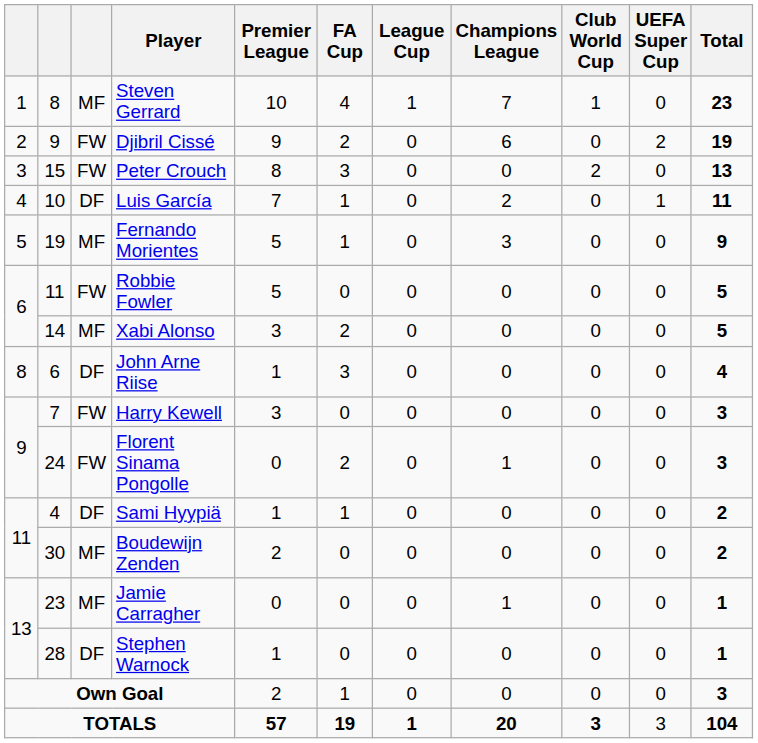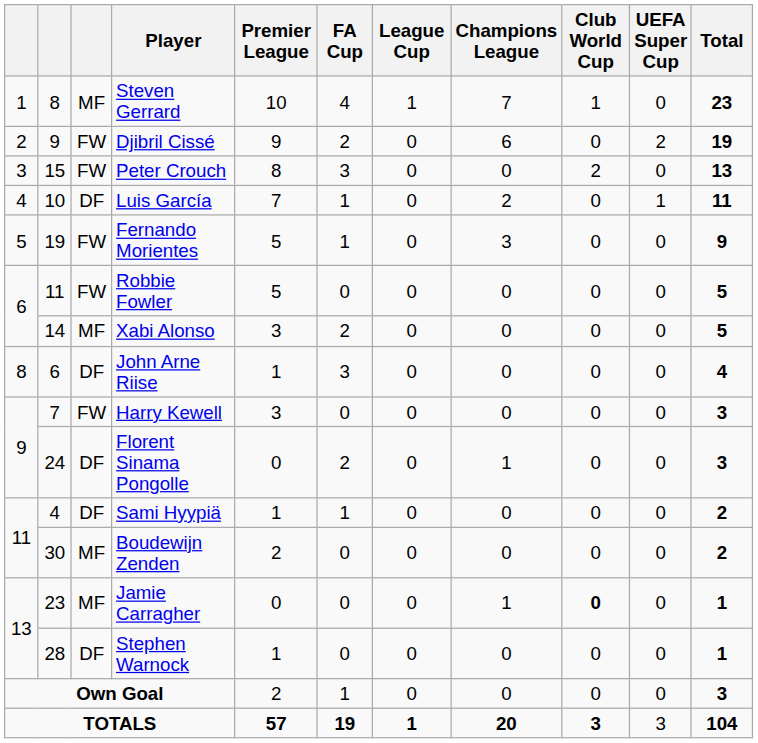(92, 241) MF -> (92, 241) FW
(92, 462) FW -> (92, 462) DF
(596, 603) normal -> (596, 603) bold
